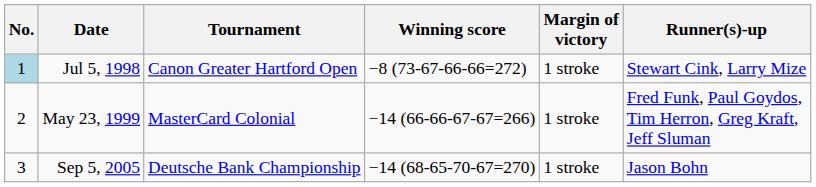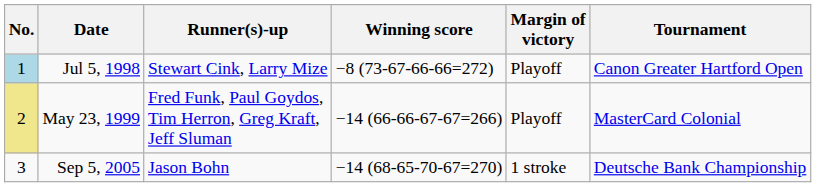columns swapped: (254, 29) <-> (717, 29)
(571, 68) 1 stroke -> (536, 68) Playoff
(21, 118) no background -> (21, 118) khaki background
(571, 118) 1 stroke -> (536, 118) Playoff
